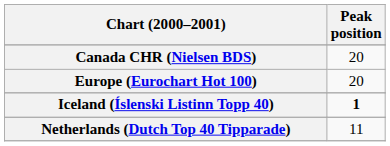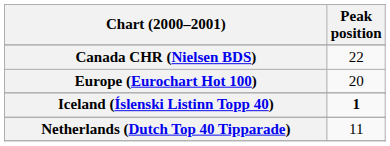(356, 57) 20 -> (356, 57) 22
